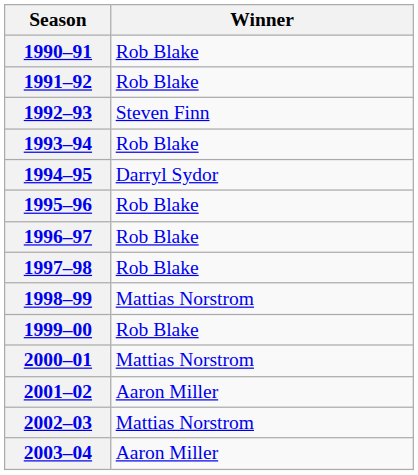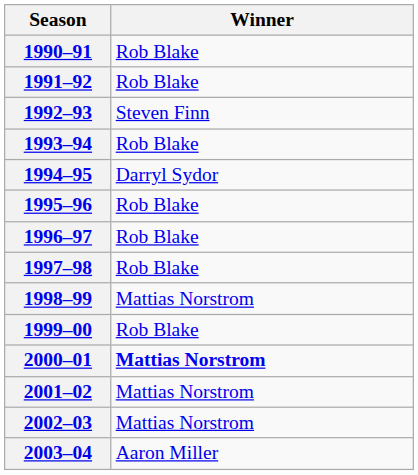(185, 360) normal -> (191, 360) bold
(167, 391) Aaron Miller -> (185, 391) Mattias Norstrom
